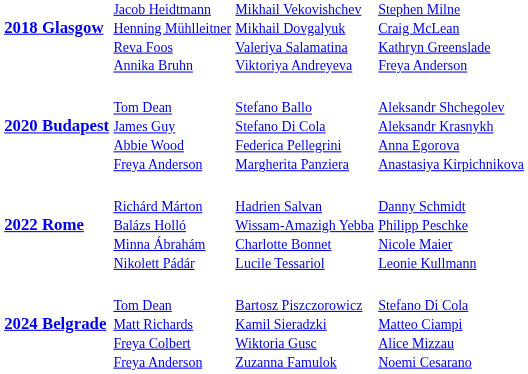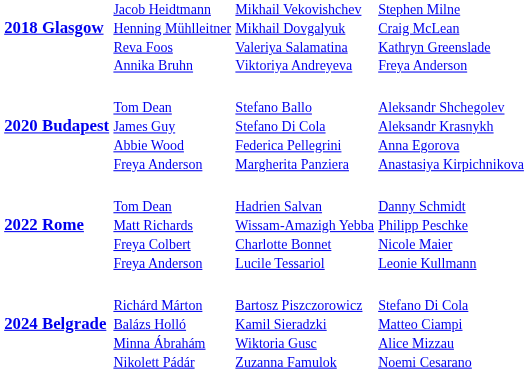(159, 235) Richárd Márton Balázs Holló Minna Ábrahám Nikolett Pádár -> (158, 235) Tom Dean Matt Richards Freya Colbert Freya Anderson
(158, 333) Tom Dean Matt Richards Freya Colbert Freya Anderson -> (159, 333) Richárd Márton Balázs Holló Minna Ábrahám Nikolett Pádár
